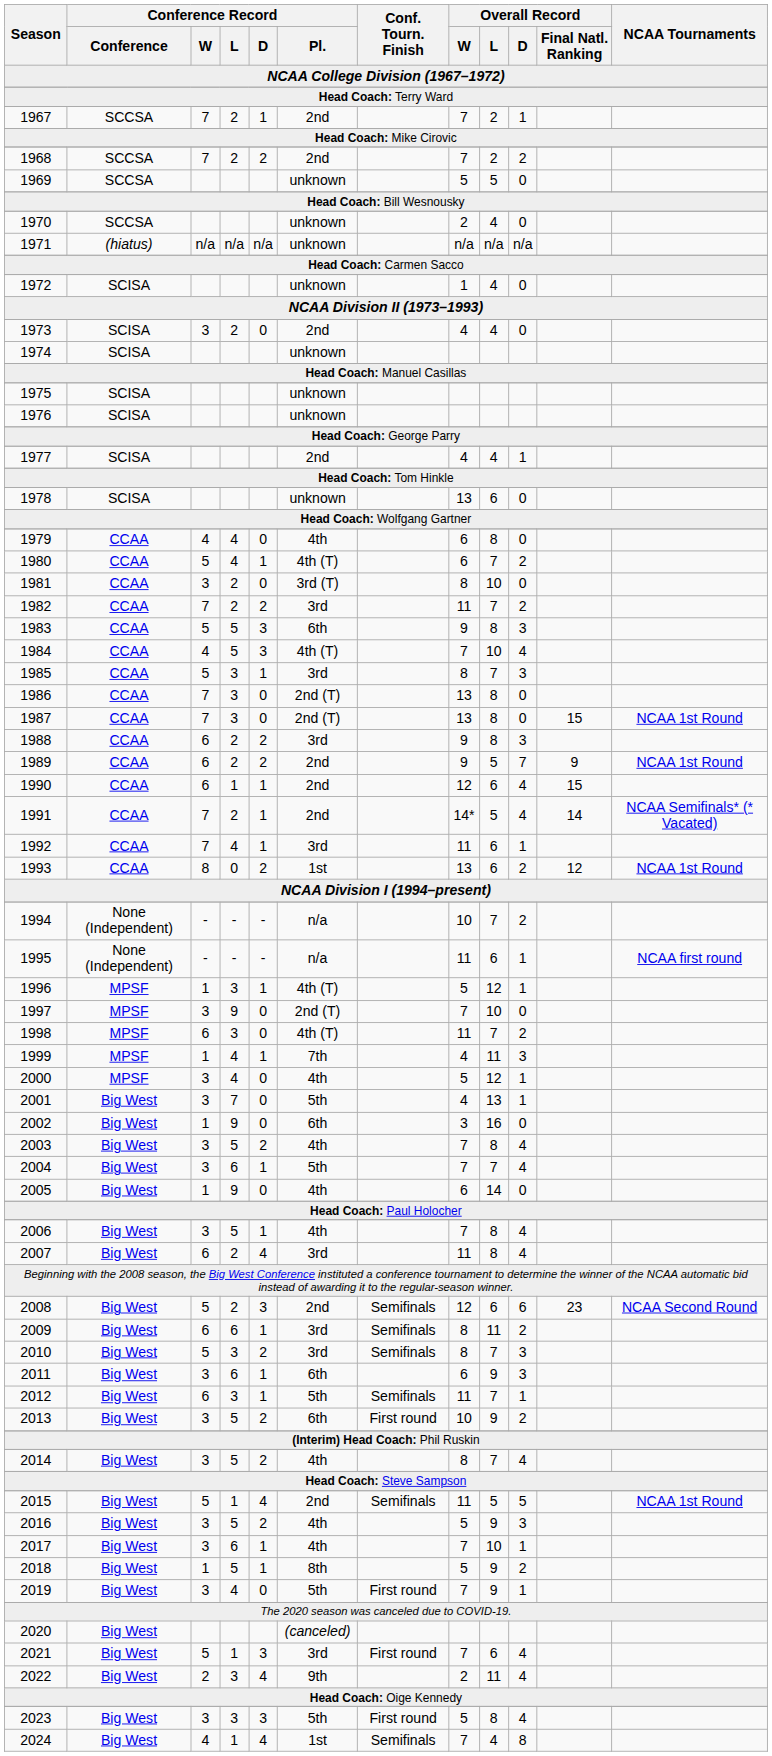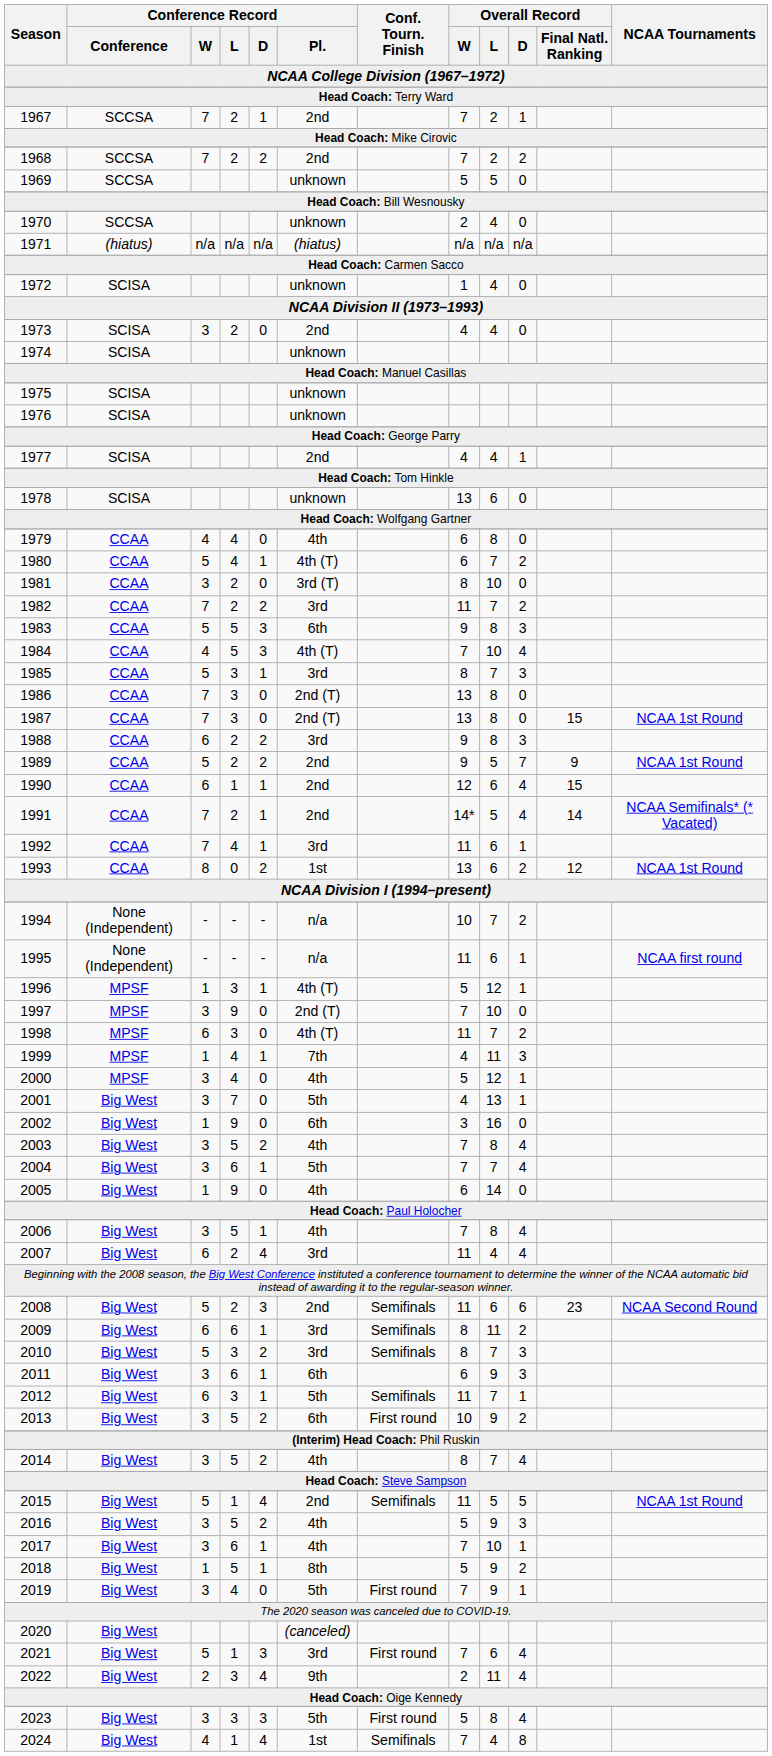(318, 244) unknown -> (318, 244) (hiatus)
(205, 763) 6 -> (205, 763) 5
(494, 1253) 8 -> (494, 1253) 4
(464, 1307) 12 -> (464, 1307) 11
